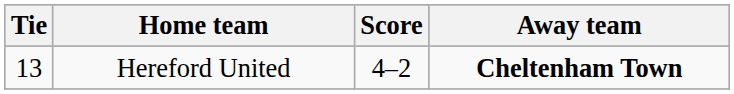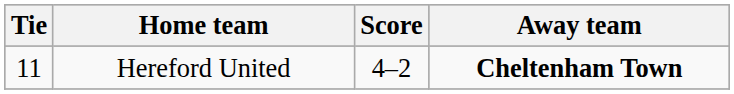(29, 67) 13 -> (29, 67) 11
